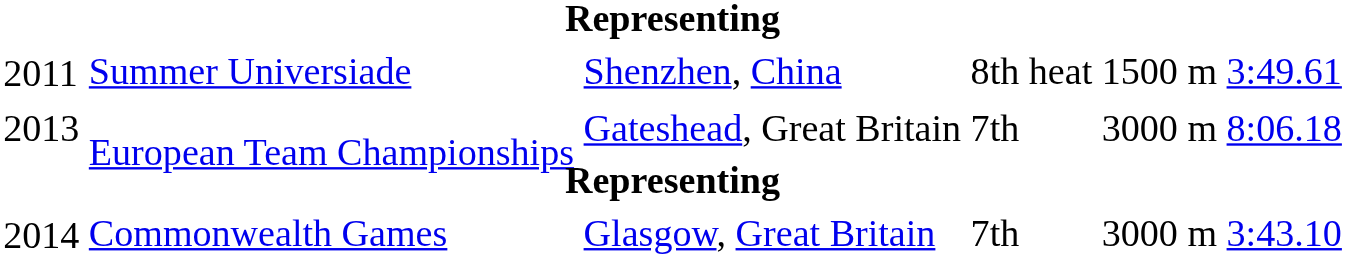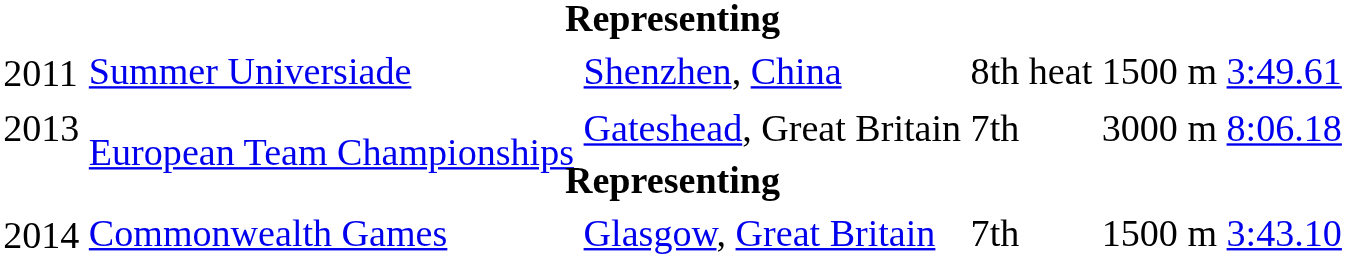(1159, 233) 3000 m -> (1159, 233) 1500 m
